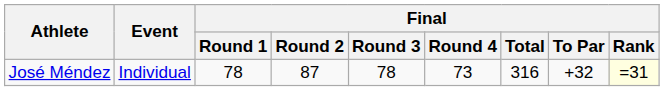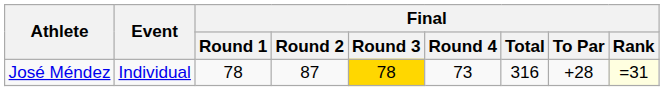(386, 73) no background -> (386, 73) gold background
(579, 73) +32 -> (579, 73) +28
